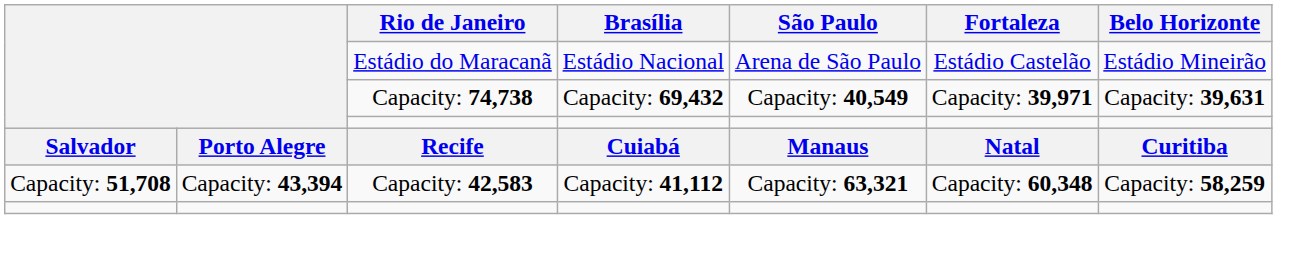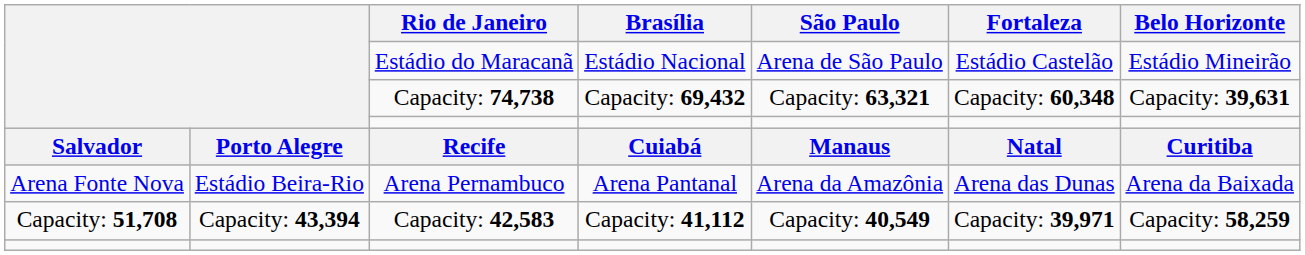(828, 97) Capacity: 40,549 -> (850, 97) Capacity: 63,321
(1012, 97) Capacity: 39,971 -> (1034, 97) Capacity: 60,348
+ row: (474, 183)
(828, 183) Capacity: 63,321 -> (850, 220) Capacity: 40,549
(1012, 183) Capacity: 60,348 -> (1034, 220) Capacity: 39,971
